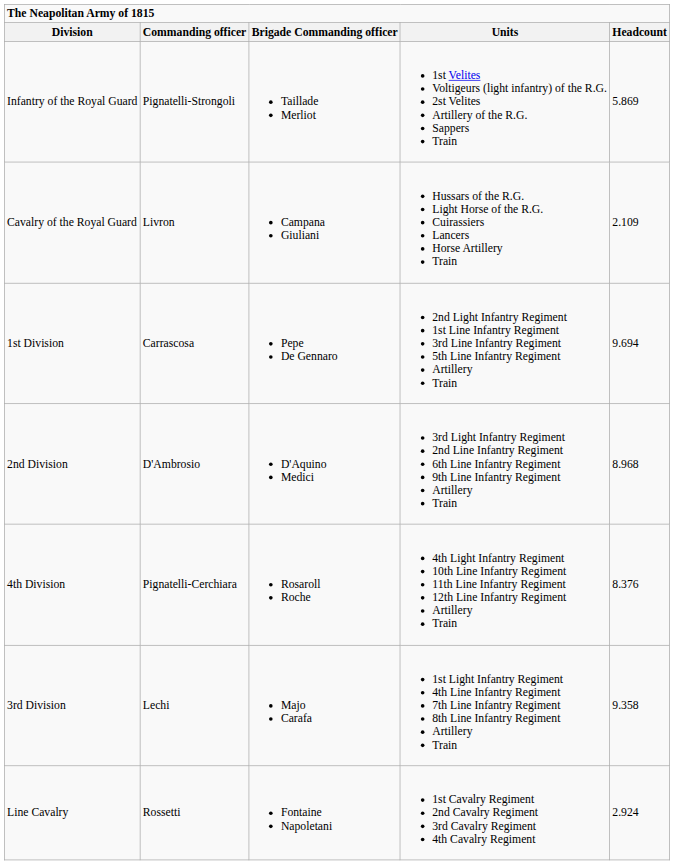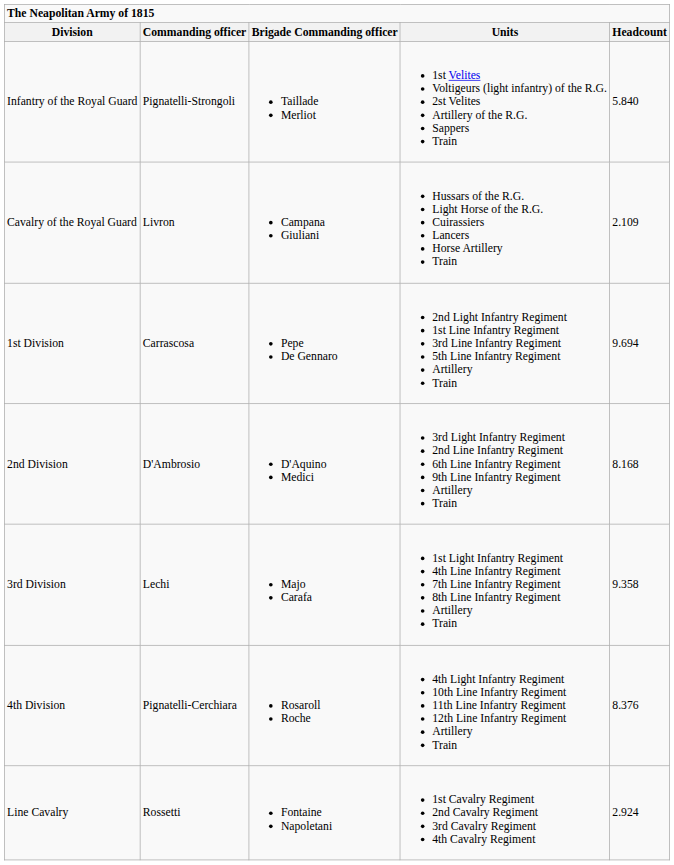(625, 101) 5.869 -> (625, 101) 5.840
(625, 464) 8.968 -> (625, 464) 8.168
rows swapped: (36, 705) <-> (36, 584)
